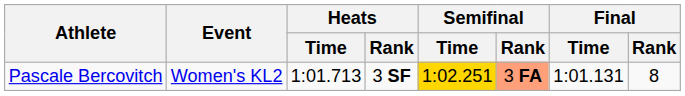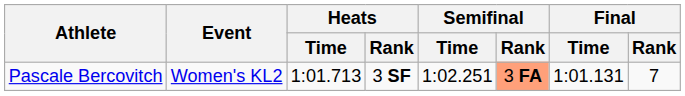(457, 76) gold background -> (457, 76) no background
(654, 76) 8 -> (654, 76) 7
